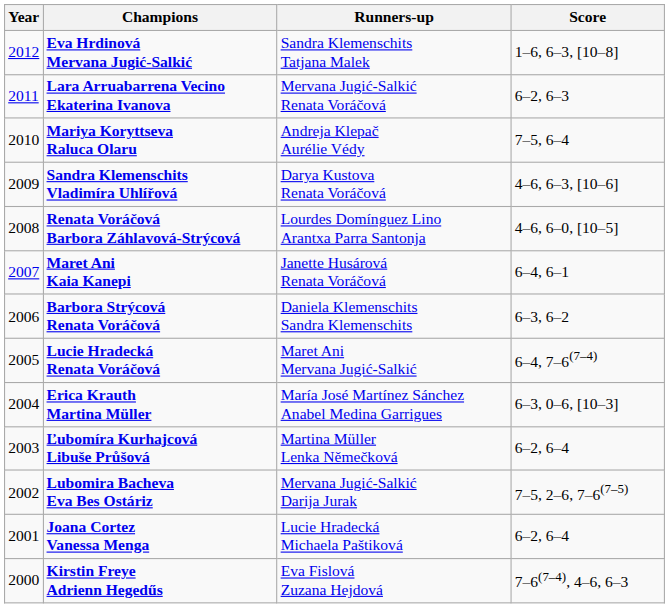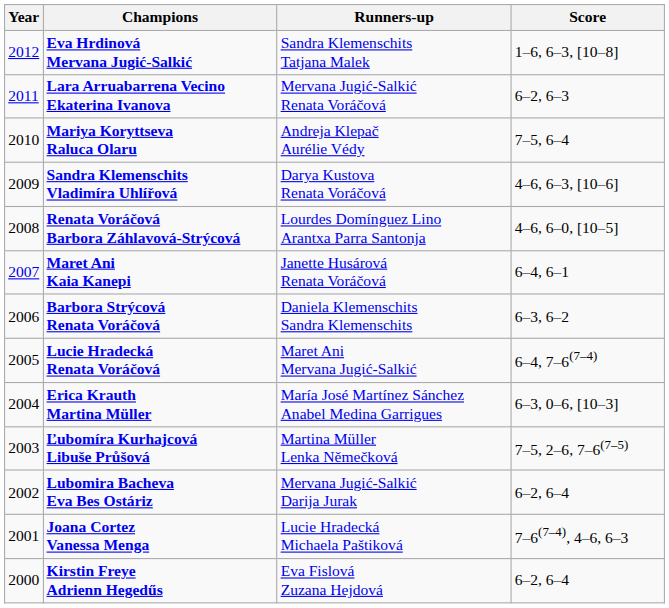(542, 448) 6–2, 6–4 -> (572, 448) 7–5, 2–6, 7–6(7–5)
(572, 492) 7–5, 2–6, 7–6(7–5) -> (542, 492) 6–2, 6–4
(542, 536) 6–2, 6–4 -> (572, 536) 7–6(7–4), 4–6, 6–3
(572, 580) 7–6(7–4), 4–6, 6–3 -> (542, 580) 6–2, 6–4
